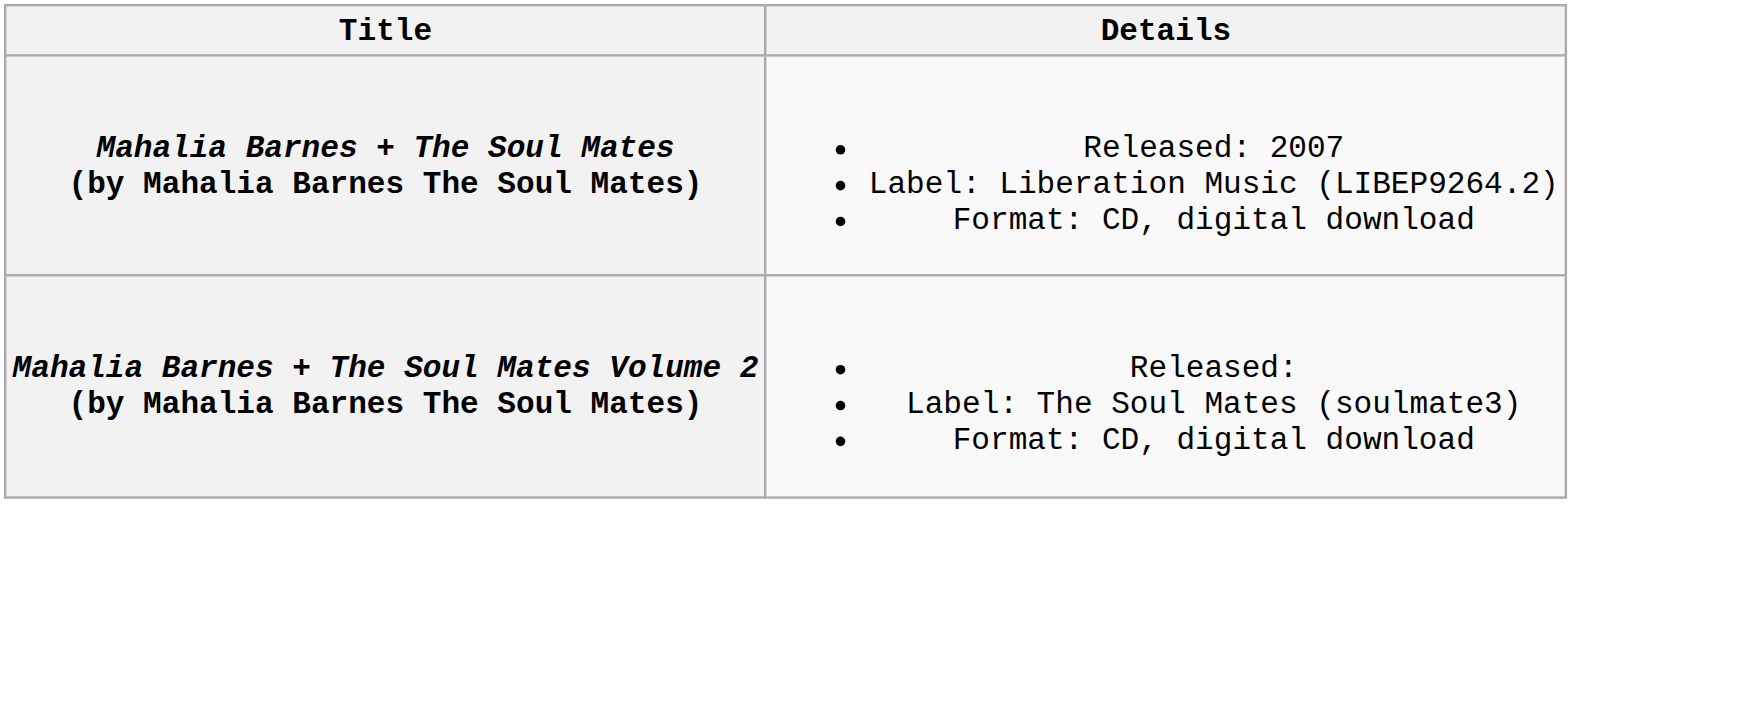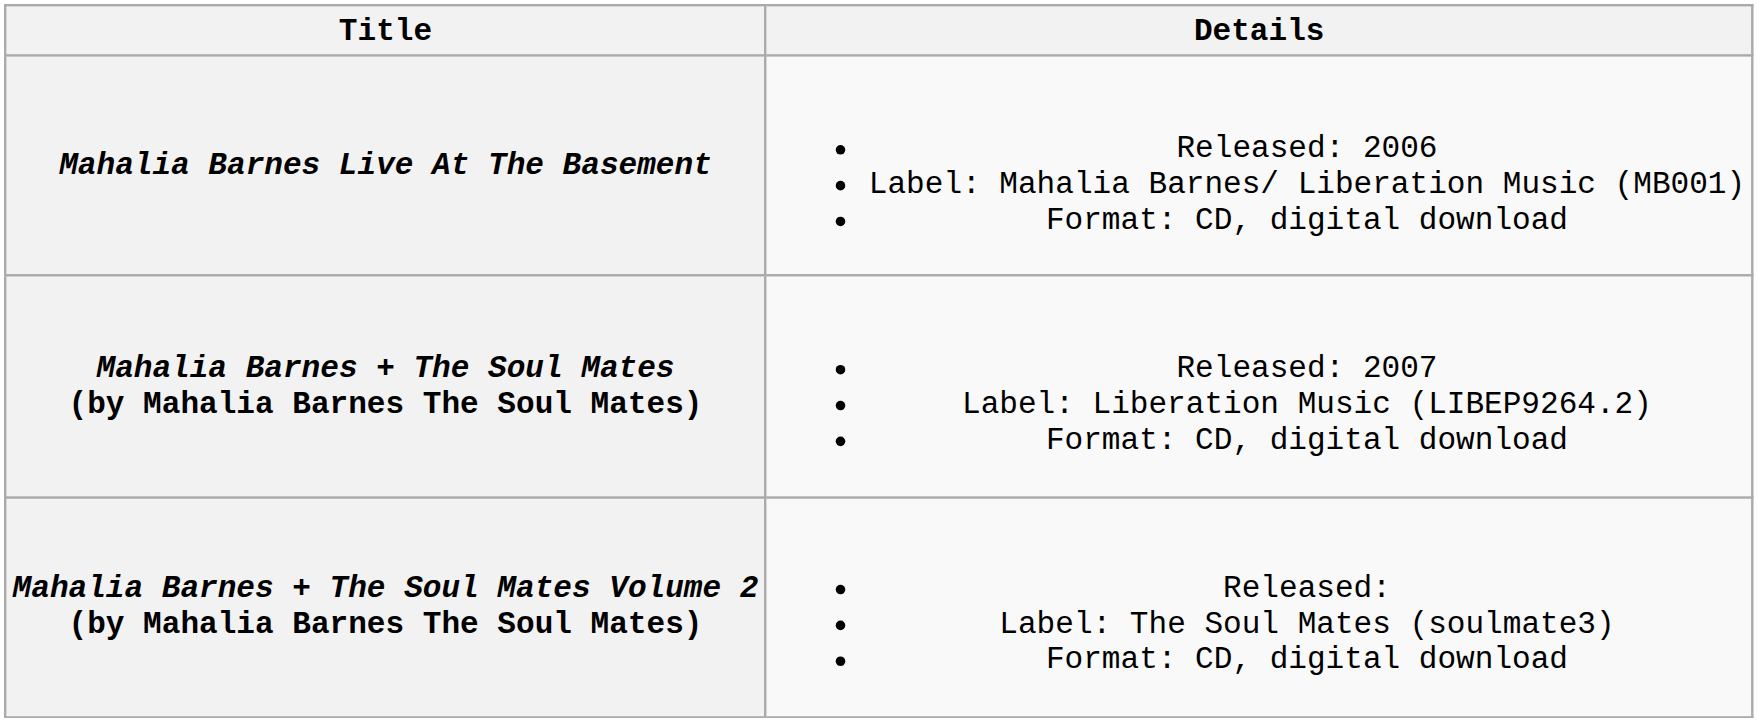+ row: (385, 166)
